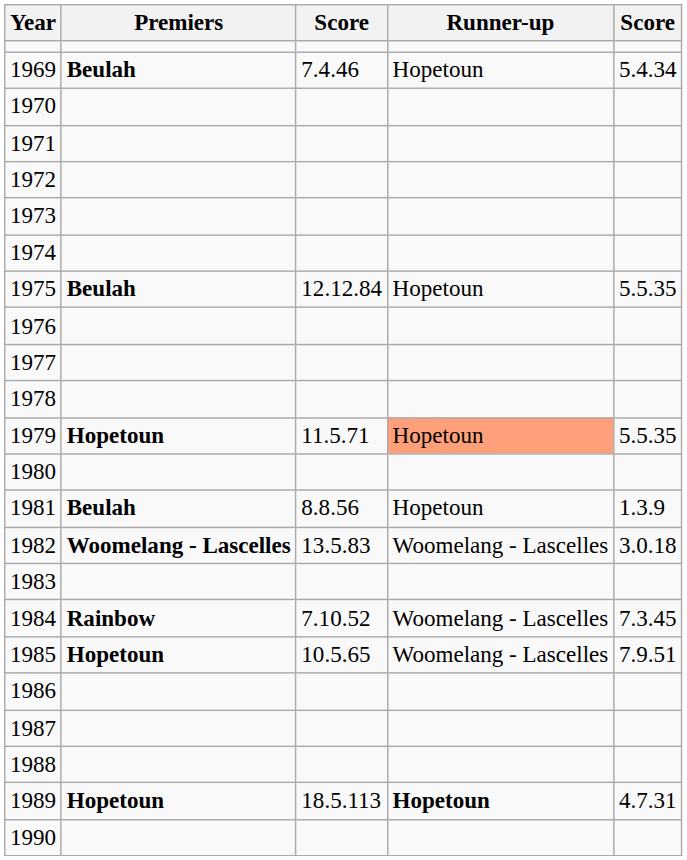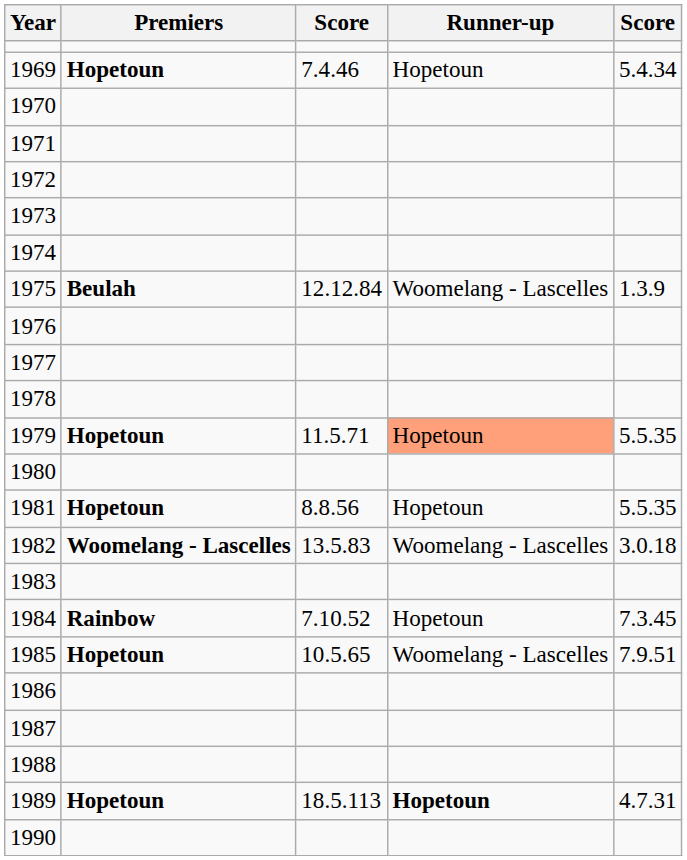(101, 69) Beulah -> (115, 69) Hopetoun
(438, 289) Hopetoun -> (500, 289) Woomelang - Lascelles
(648, 289) 5.5.35 -> (642, 289) 1.3.9
(101, 508) Beulah -> (115, 508) Hopetoun
(642, 508) 1.3.9 -> (648, 508) 5.5.35
(500, 618) Woomelang - Lascelles -> (438, 618) Hopetoun
